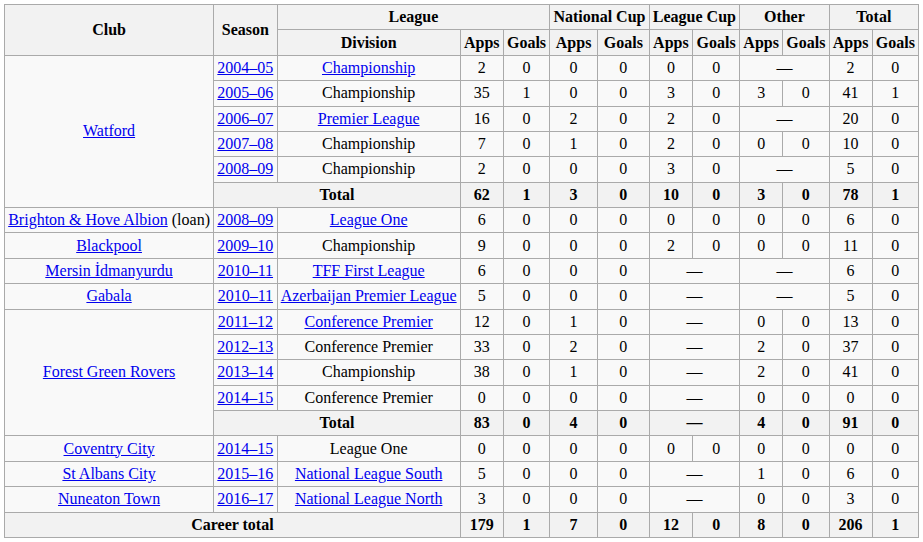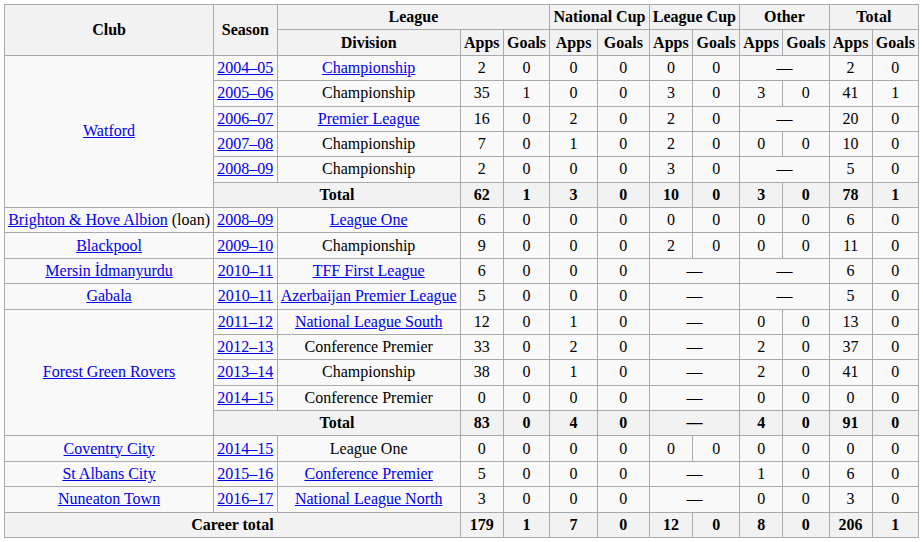(369, 321) Conference Premier -> (369, 321) National League South
(369, 473) National League South -> (369, 473) Conference Premier
